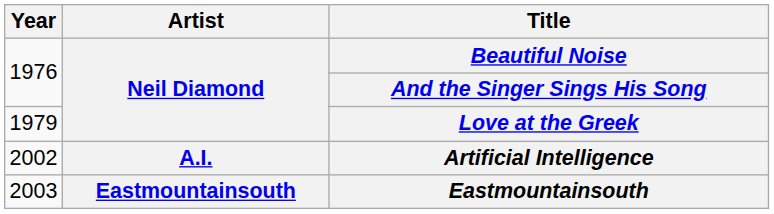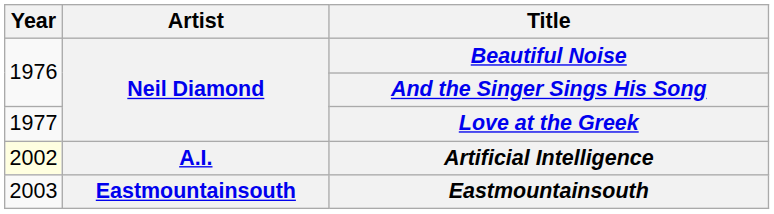(33, 123) 1979 -> (33, 123) 1977
(33, 157) no background -> (33, 157) lightyellow background
